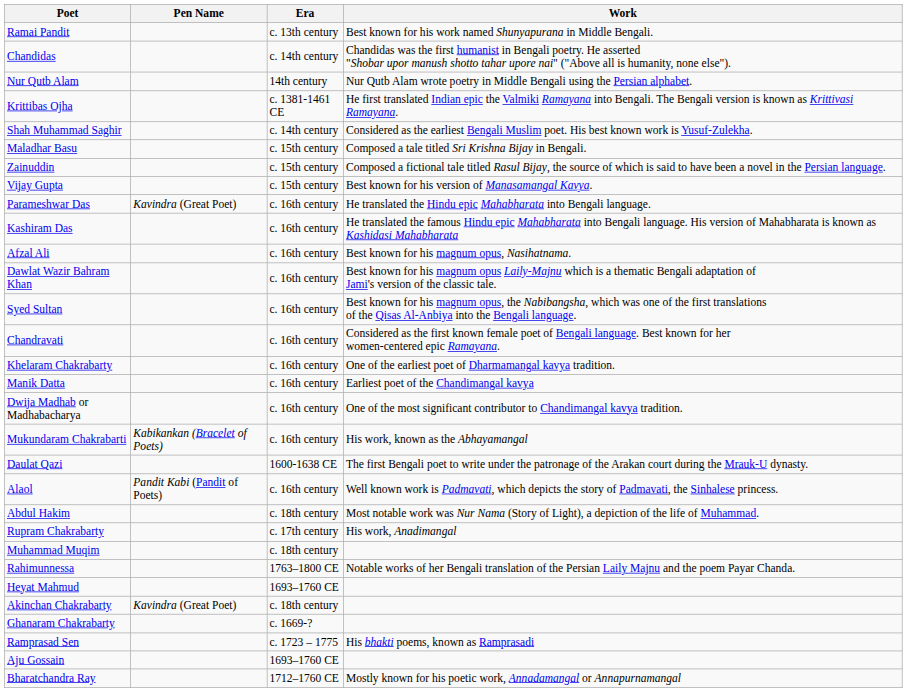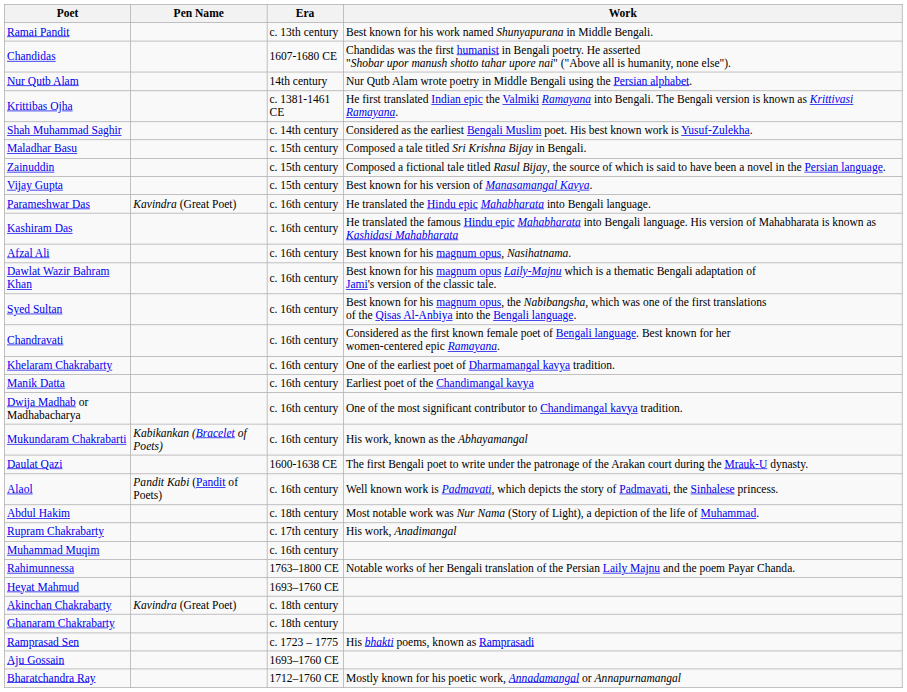(304, 56) c. 14th century -> (303, 56) 1607-1680 CE
(304, 550) c. 18th century -> (304, 550) c. 16th century
(291, 623) c. 1669-? -> (304, 623) c. 18th century
